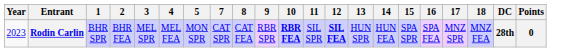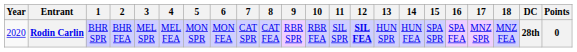+ column: (223, 11)
(16, 33) 2023 -> (16, 33) 2020
(291, 33) bold -> (317, 33) normal
